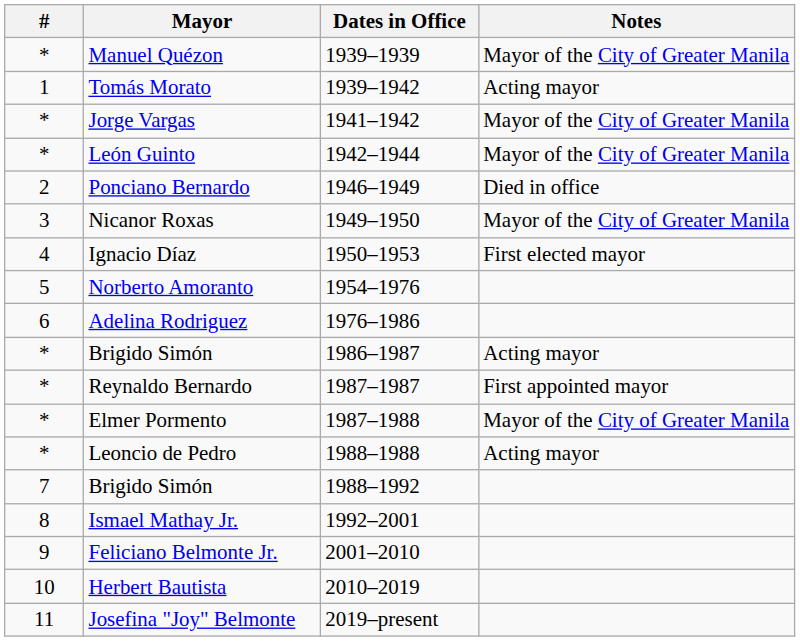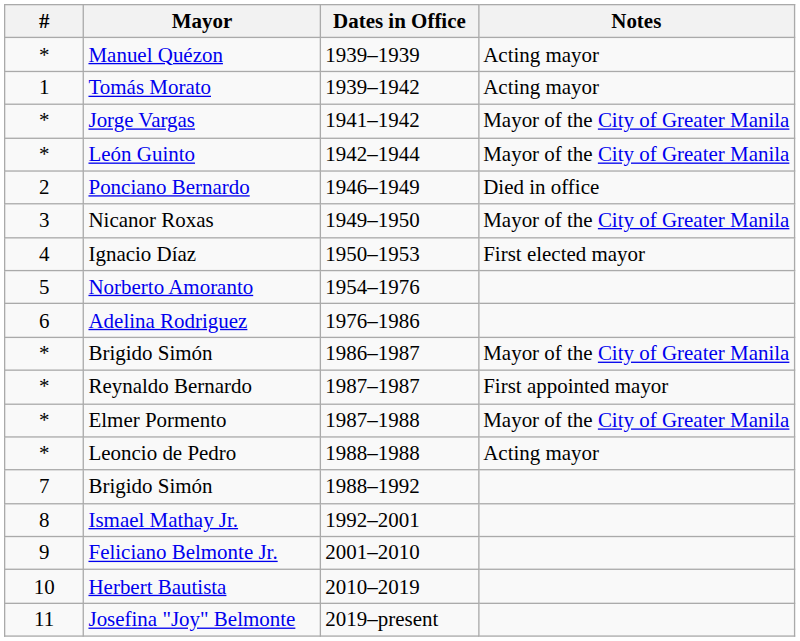(636, 54) Mayor of the City of Greater Manila -> (541, 54) Acting mayor
(541, 353) Acting mayor -> (636, 353) Mayor of the City of Greater Manila
